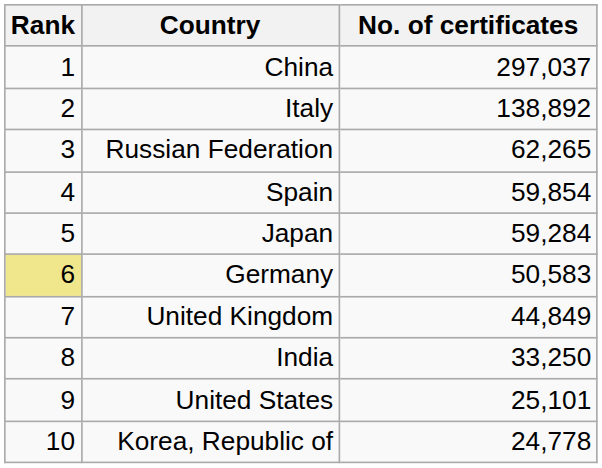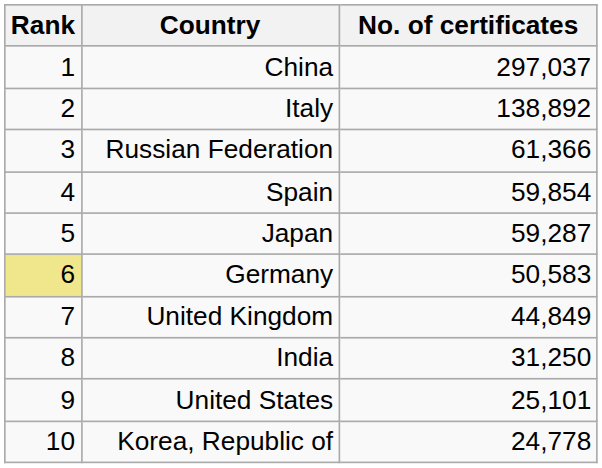(551, 150) 62,265 -> (551, 150) 61,366
(551, 233) 59,284 -> (551, 233) 59,287
(551, 358) 33,250 -> (551, 358) 31,250
